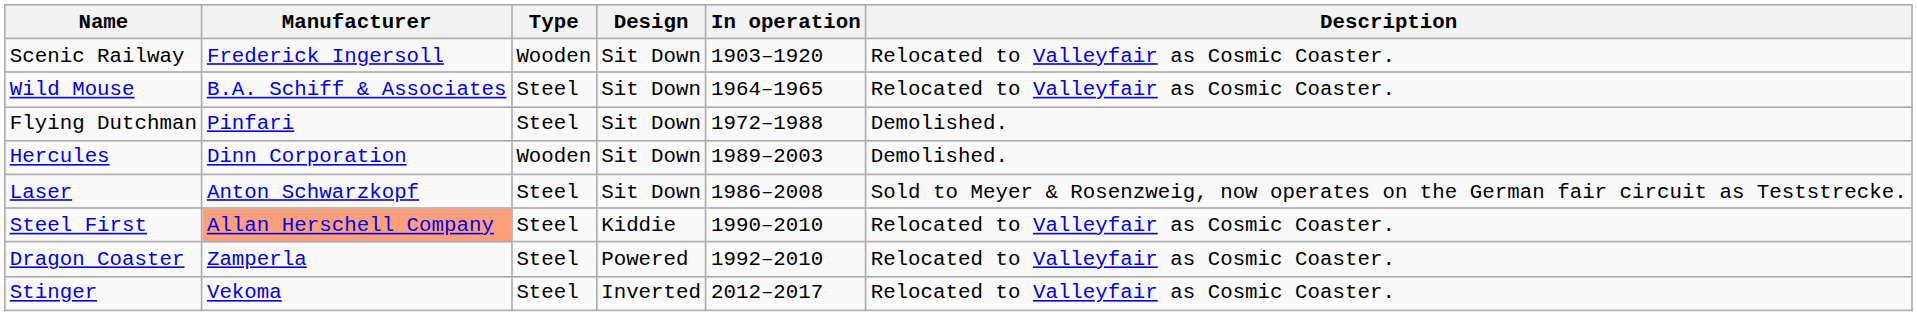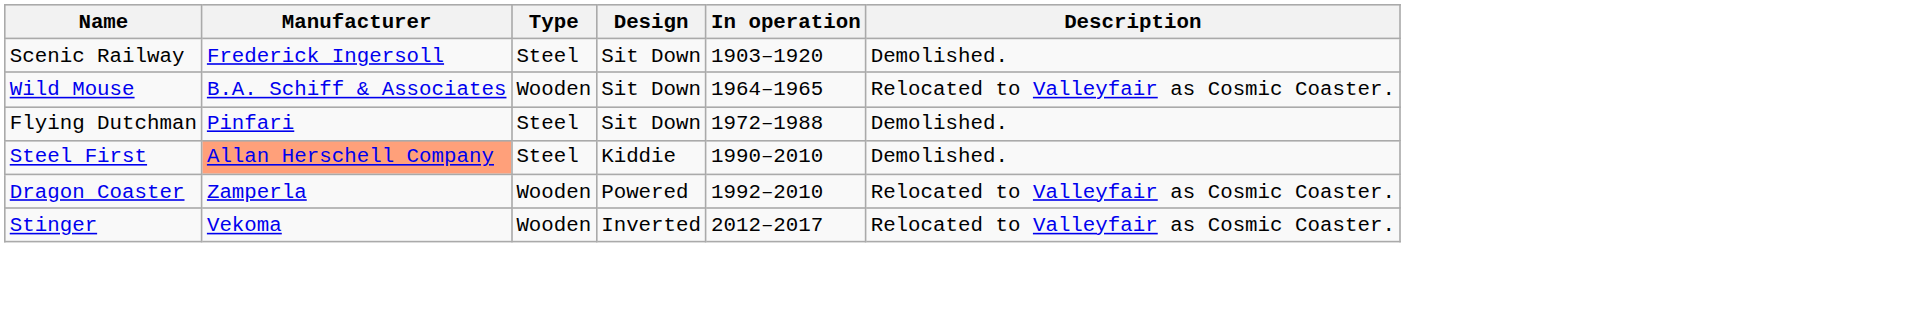(554, 56) Wooden -> (548, 56) Steel
(1133, 56) Relocated to Valleyfair as Cosmic Coaster. -> (939, 56) Demolished.
(548, 90) Steel -> (554, 90) Wooden
- row: (60, 157)
- row: (41, 191)
(1133, 225) Relocated to Valleyfair as Cosmic Coaster. -> (939, 157) Demolished.
(548, 259) Steel -> (554, 191) Wooden
(548, 293) Steel -> (554, 225) Wooden
